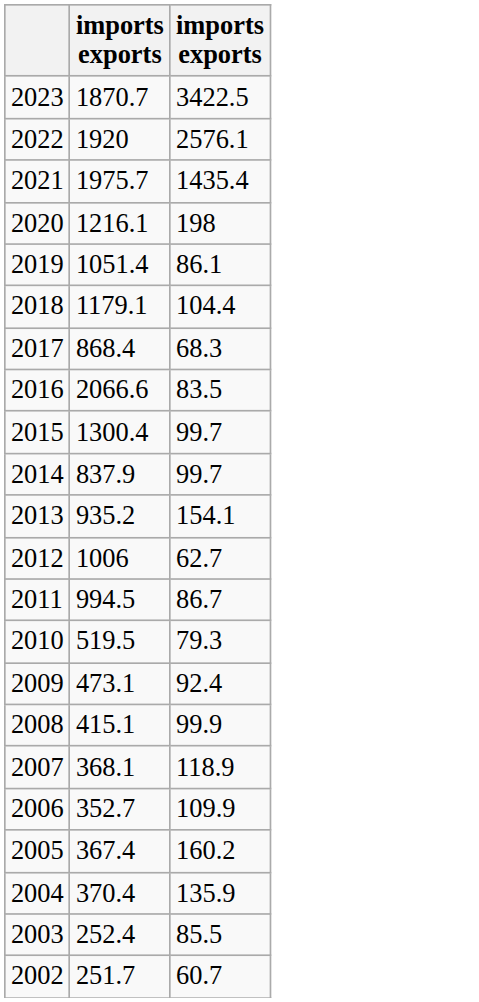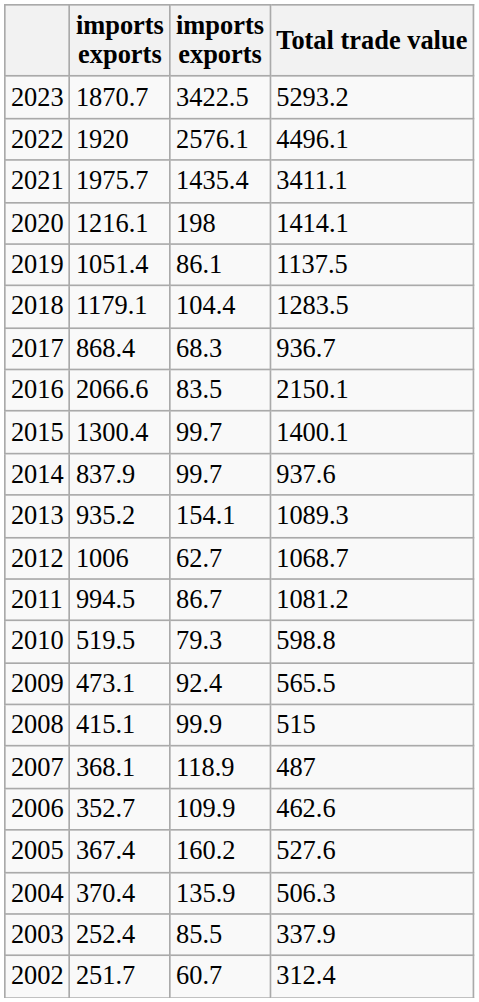+ column: (372, 40)
